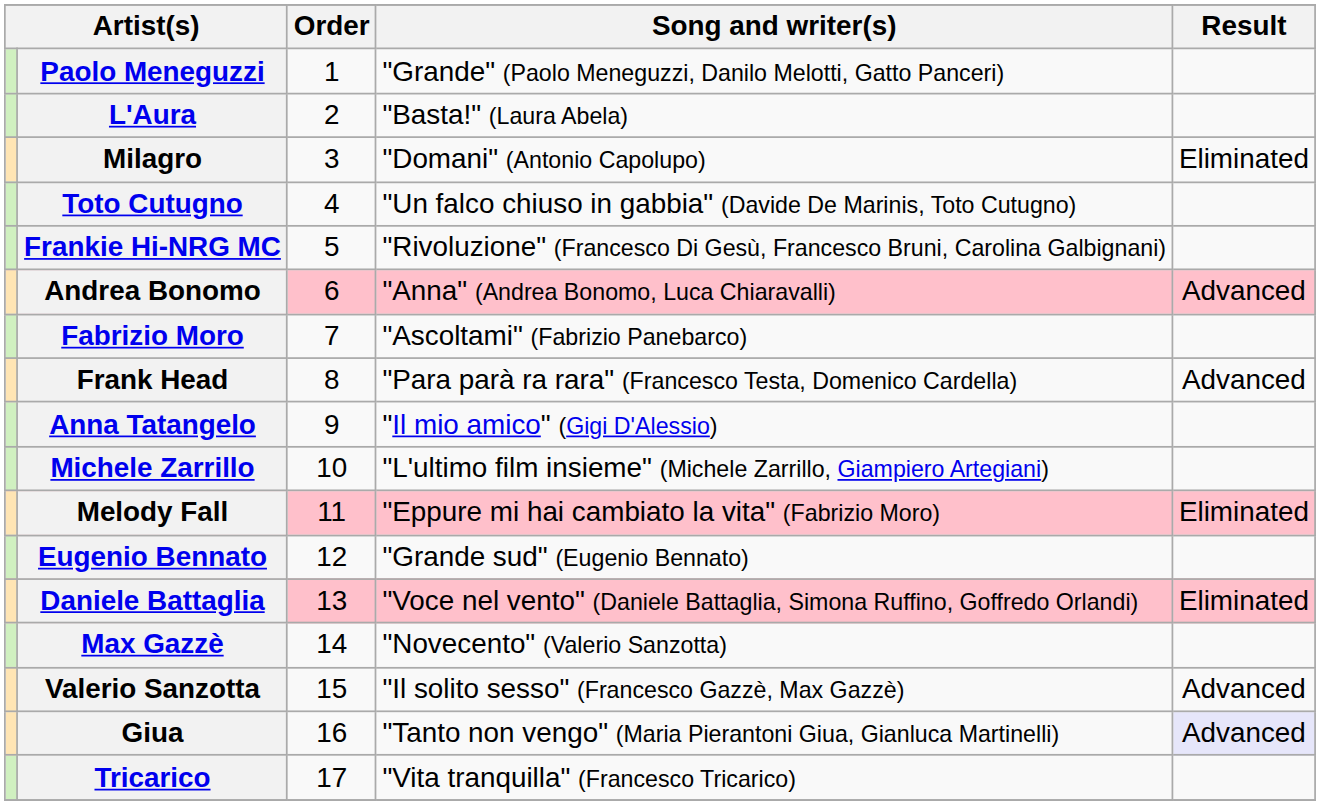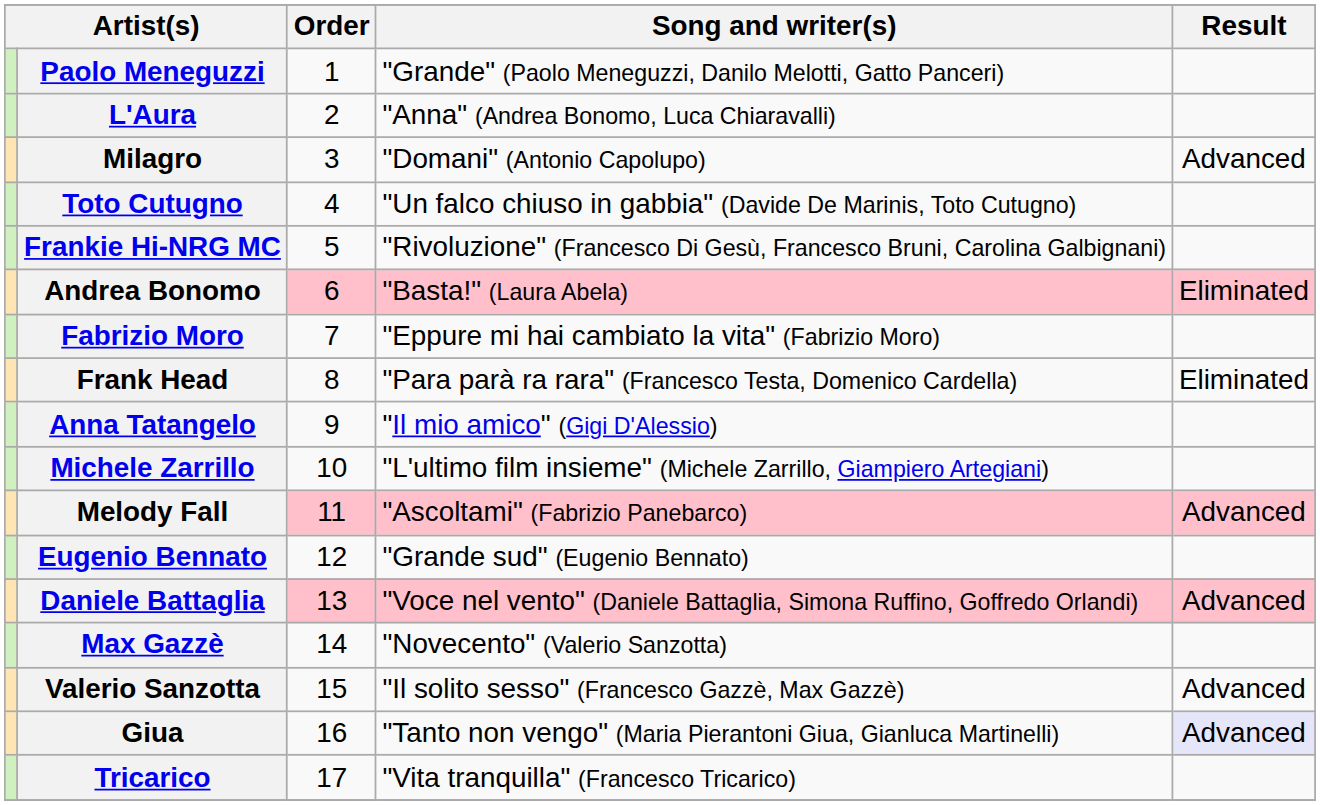(505, 114) "Basta!" (Laura Abela) -> (609, 114) "Anna" (Andrea Bonomo, Luca Chiaravalli)
(1244, 159) Eliminated -> (1244, 159) Advanced
(609, 291) "Anna" (Andrea Bonomo, Luca Chiaravalli) -> (505, 291) "Basta!" (Laura Abela)
(1244, 291) Advanced -> (1244, 291) Eliminated
(565, 335) "Ascoltami" (Fabrizio Panebarco) -> (661, 335) "Eppure mi hai cambiato la vita" (Fabrizio Moro)
(1244, 379) Advanced -> (1244, 379) Eliminated
(661, 512) "Eppure mi hai cambiato la vita" (Fabrizio Moro) -> (565, 512) "Ascoltami" (Fabrizio Panebarco)
(1244, 512) Eliminated -> (1244, 512) Advanced
(1244, 600) Eliminated -> (1244, 600) Advanced
